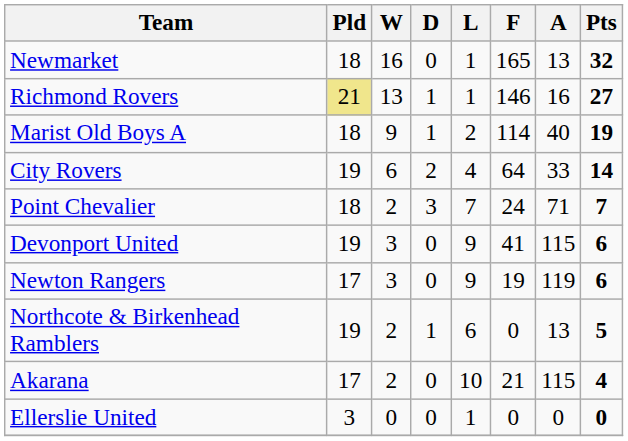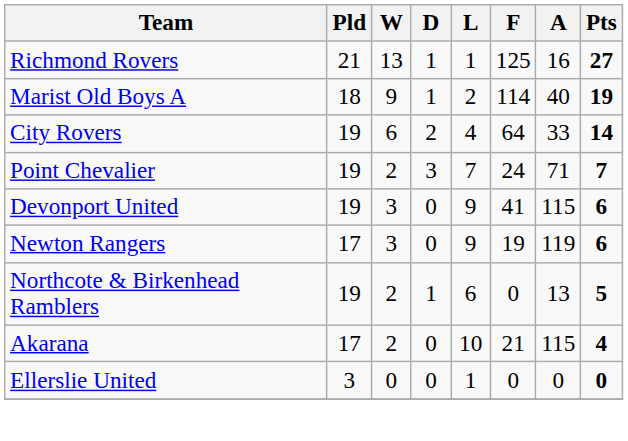- row: (64, 59)
(349, 96) khaki background -> (349, 59) no background
(513, 96) 146 -> (513, 59) 125
(349, 206) 18 -> (349, 170) 19
